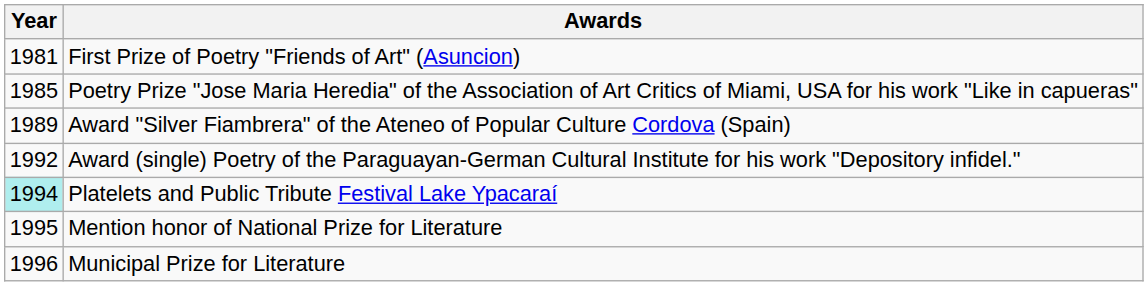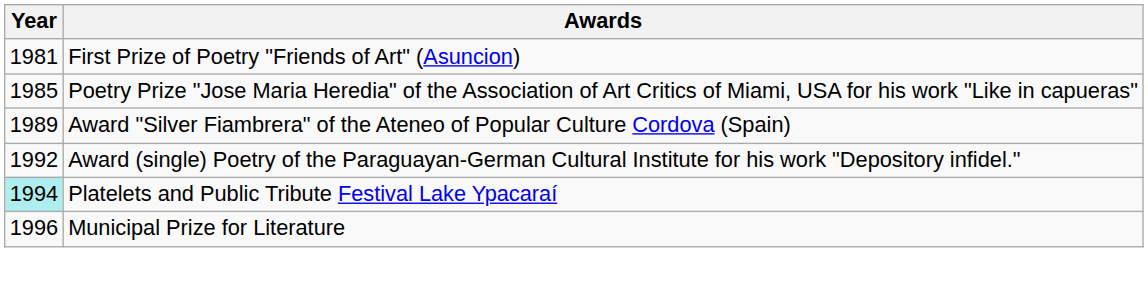- row: (285, 228)
